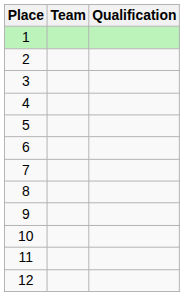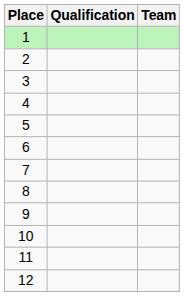columns swapped: (68, 15) <-> (134, 15)
